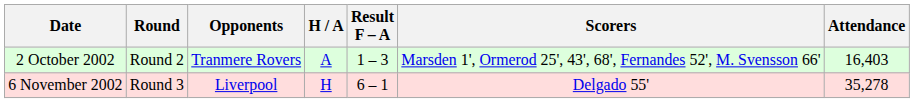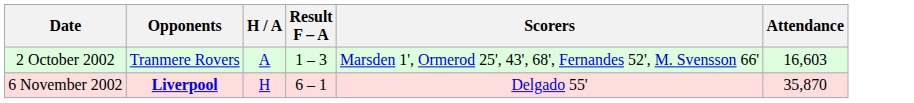- column: (157, 25)
(867, 60) 16,403 -> (805, 60) 16,603
(246, 85) normal -> (185, 85) bold
(867, 85) 35,278 -> (805, 85) 35,870
